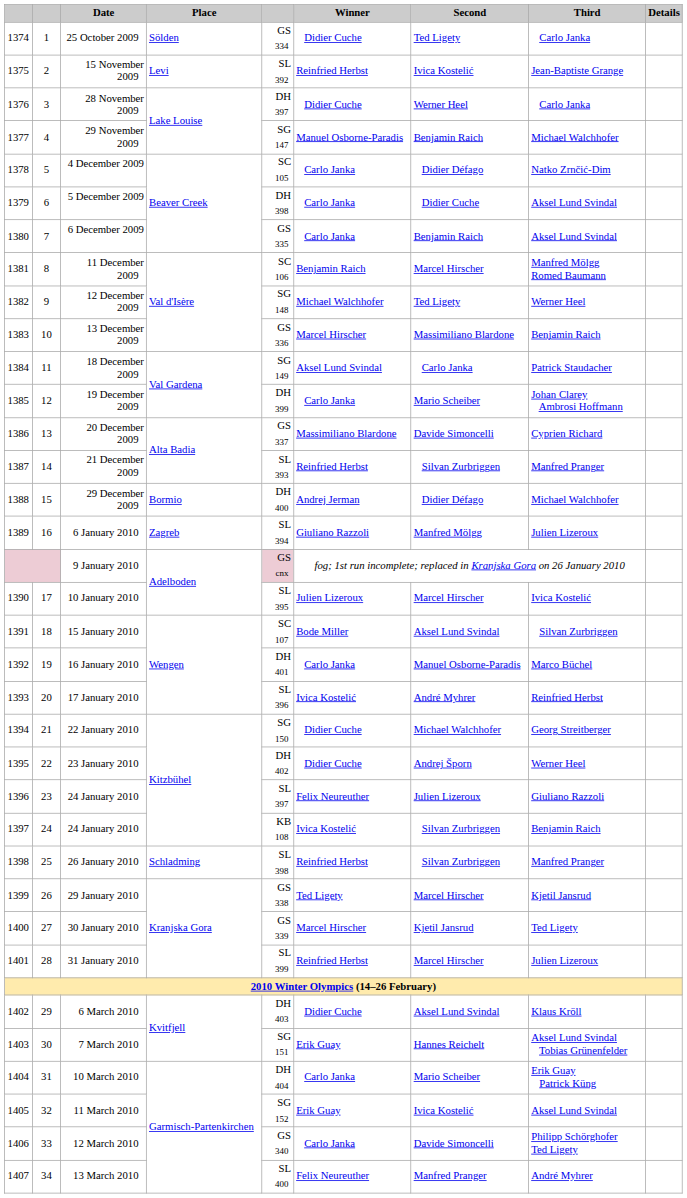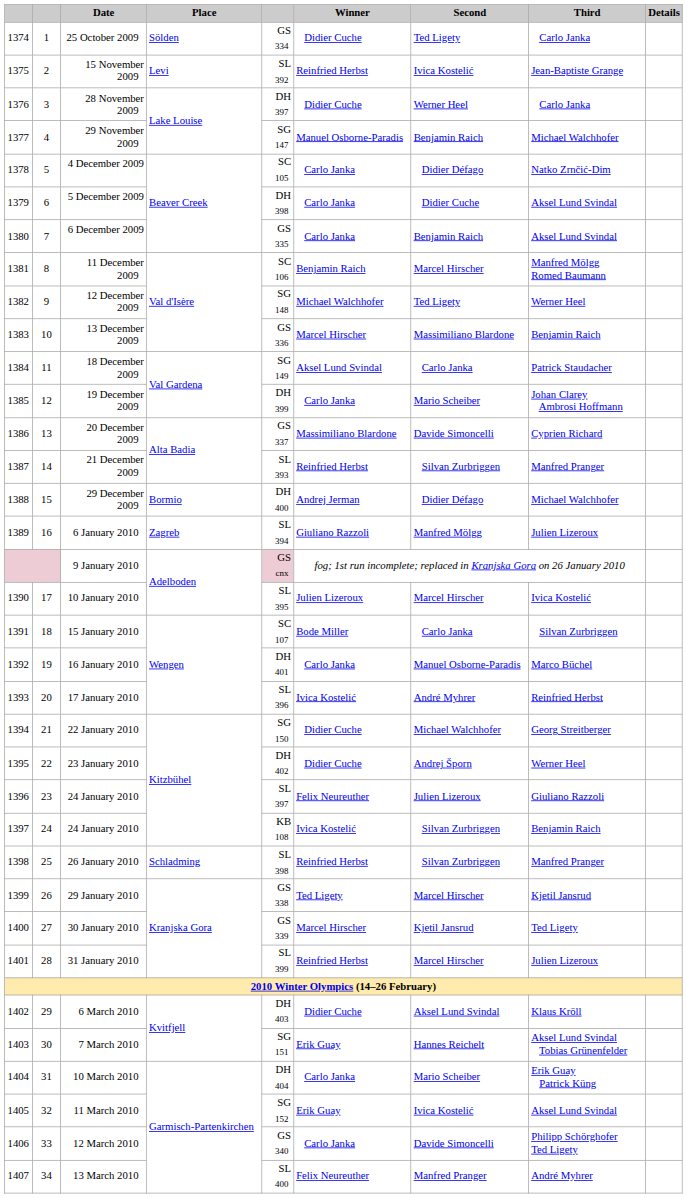(457, 631) Aksel Lund Svindal -> (443, 631) Carlo Janka
